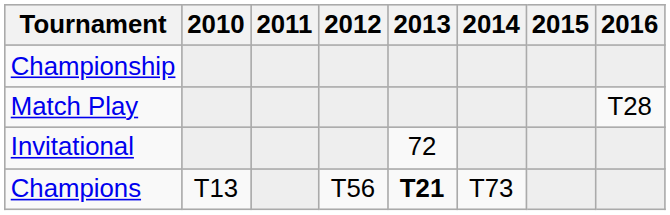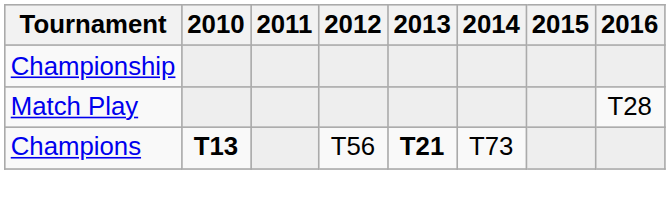- row: (72, 147)
(216, 188) normal -> (216, 147) bold
